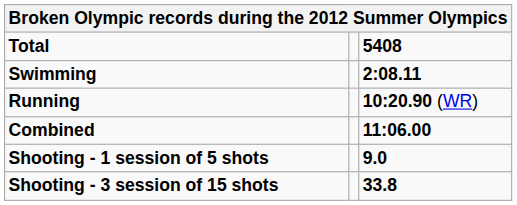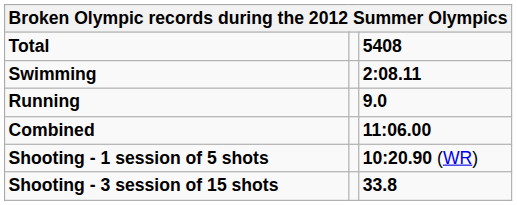(420, 102) 10:20.90 (WR) -> (375, 102) 9.0
(375, 158) 9.0 -> (420, 158) 10:20.90 (WR)
